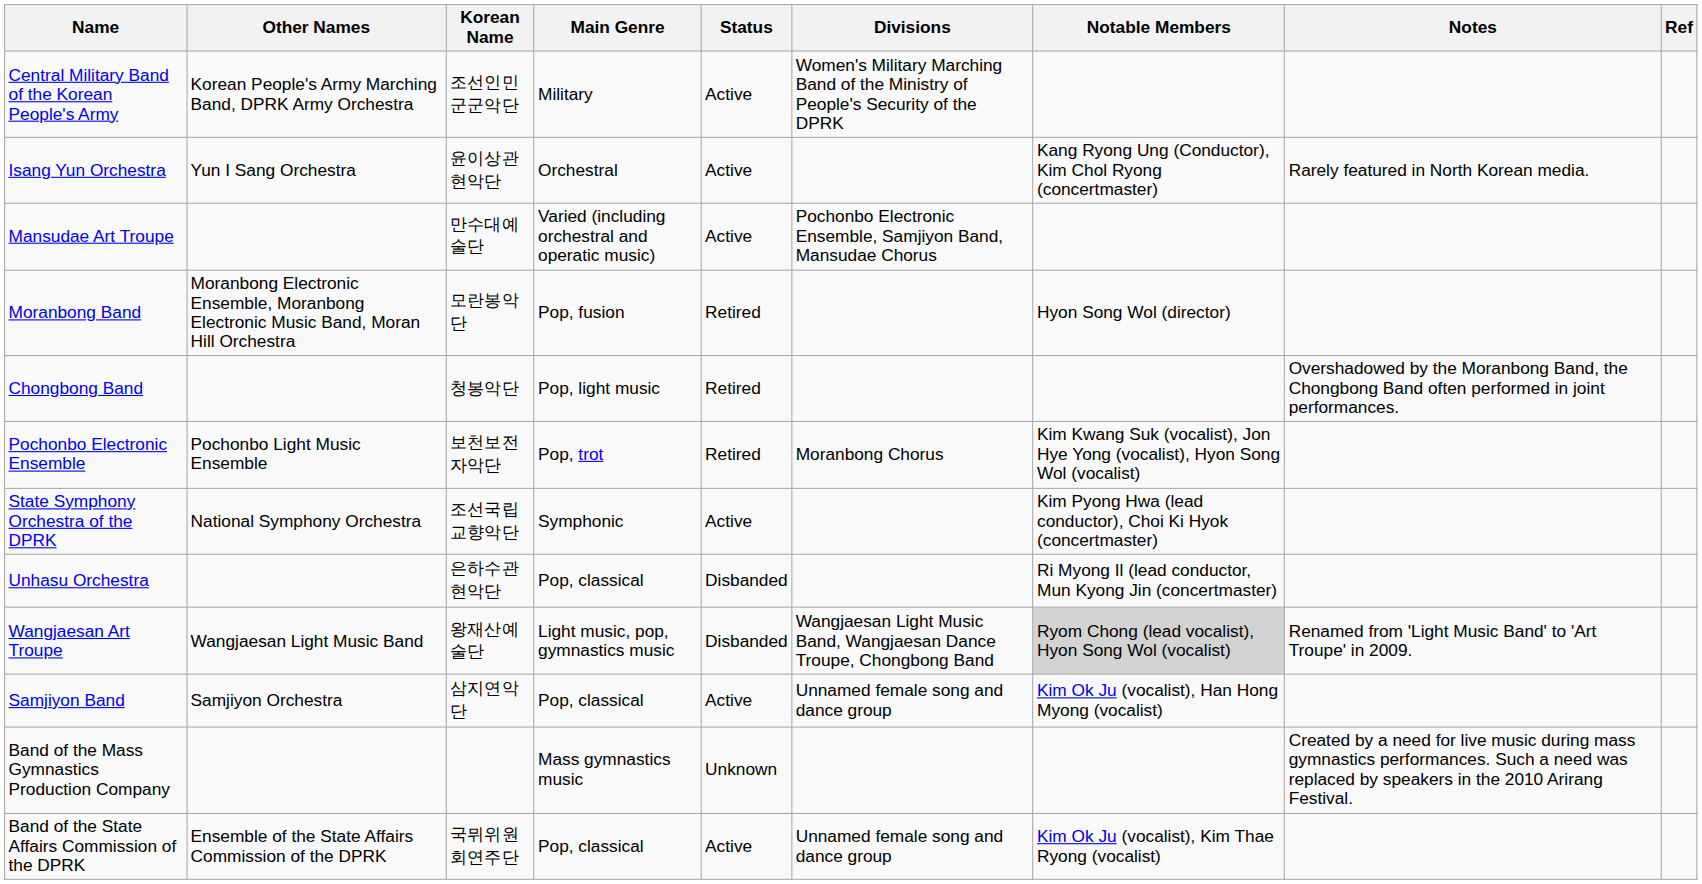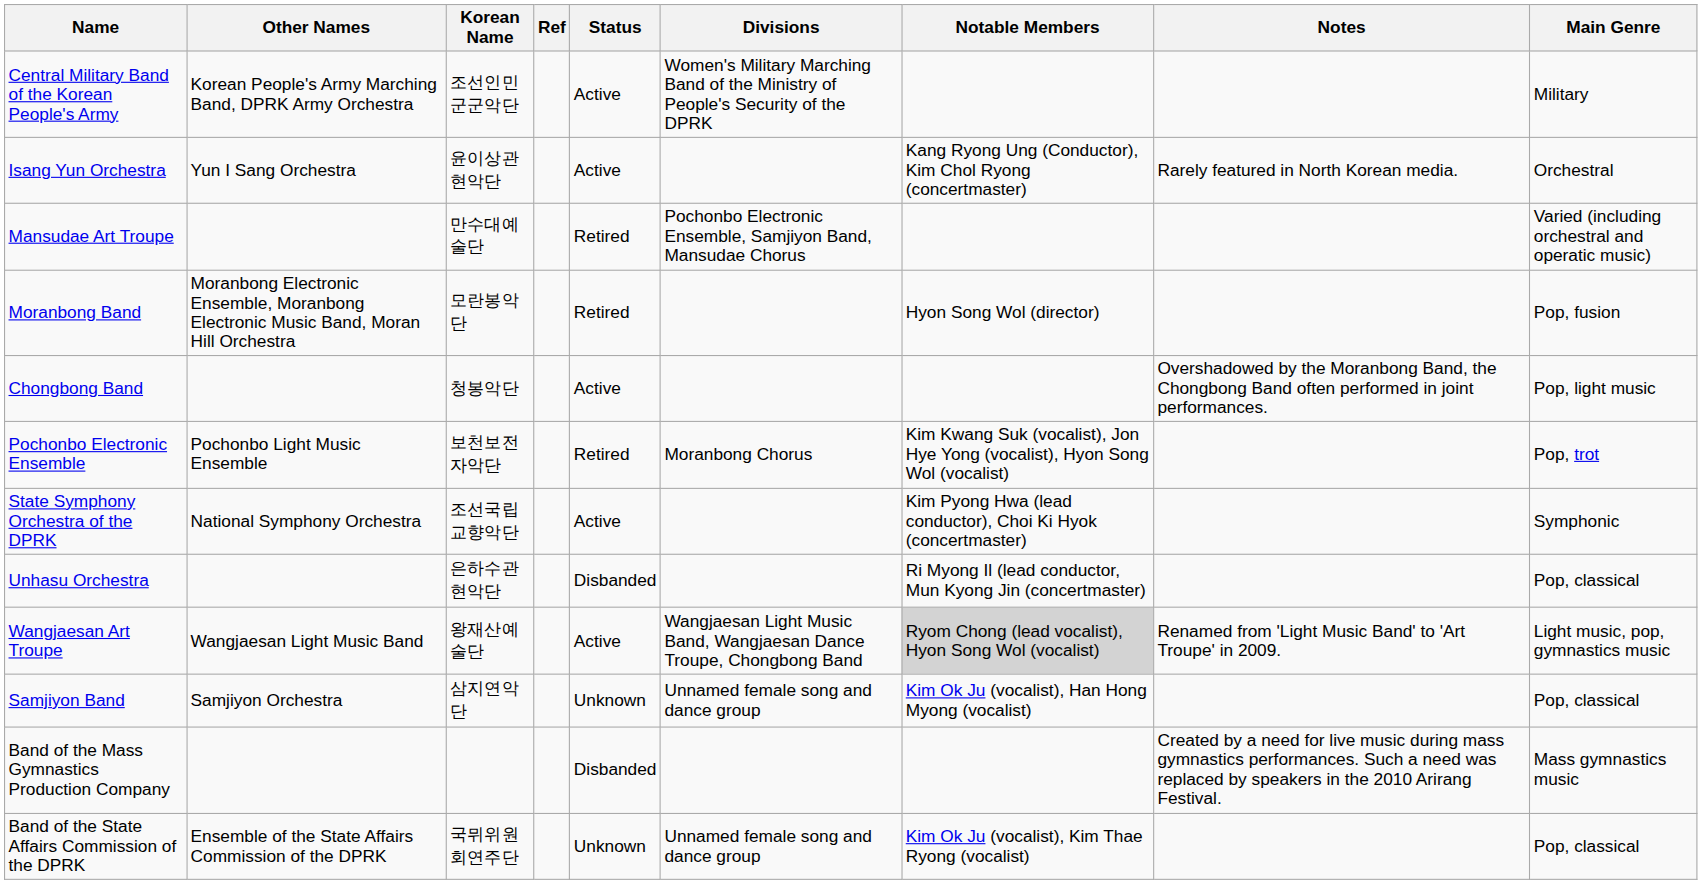columns swapped: (618, 27) <-> (1679, 27)
(729, 236) Active -> (602, 236) Retired
(733, 388) Retired -> (597, 388) Active
(746, 640) Disbanded -> (597, 640) Active
(729, 700) Active -> (610, 700) Unknown
(741, 770) Unknown -> (615, 770) Disbanded
(729, 846) Active -> (610, 846) Unknown
